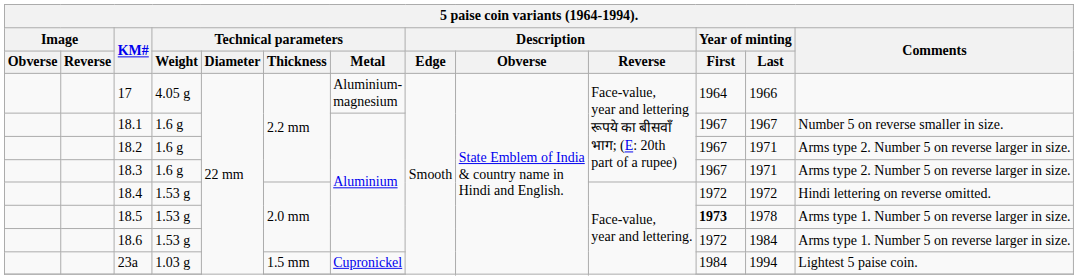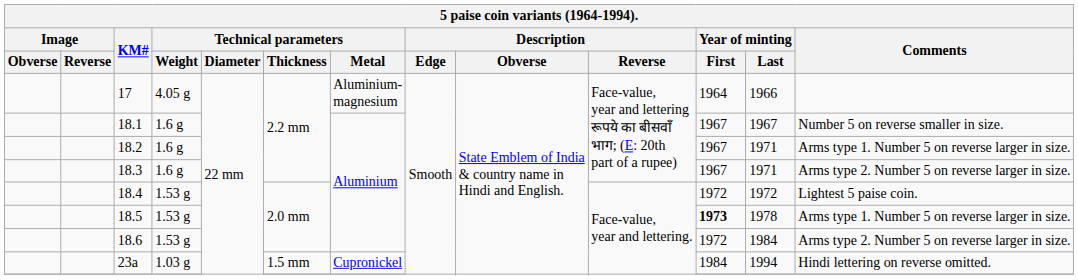(934, 148) Arms type 2. Number 5 on reverse larger in size. -> (934, 148) Arms type 1. Number 5 on reverse larger in size.
(895, 194) Hindi lettering on reverse omitted. -> (858, 194) Lightest 5 paise coin.
(934, 240) Arms type 1. Number 5 on reverse larger in size. -> (934, 240) Arms type 2. Number 5 on reverse larger in size.
(858, 263) Lightest 5 paise coin. -> (895, 263) Hindi lettering on reverse omitted.
